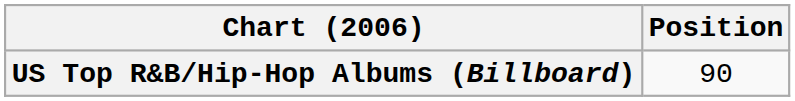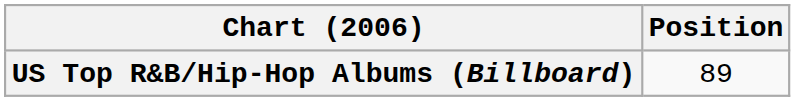(716, 74) 90 -> (716, 74) 89
